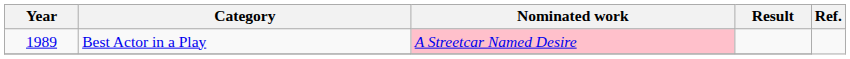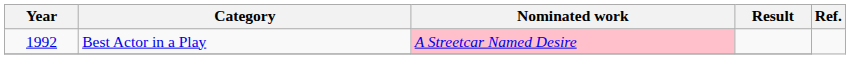(42, 41) 1989 -> (42, 41) 1992
